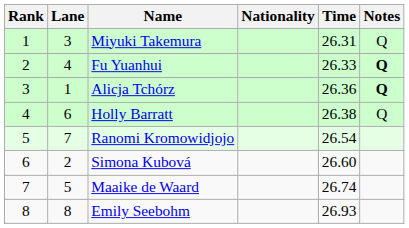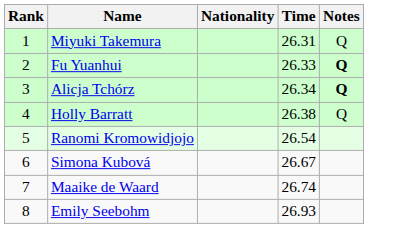- column: (68, 16)
(339, 89) 26.36 -> (299, 89) 26.34
(339, 162) 26.60 -> (299, 162) 26.67
